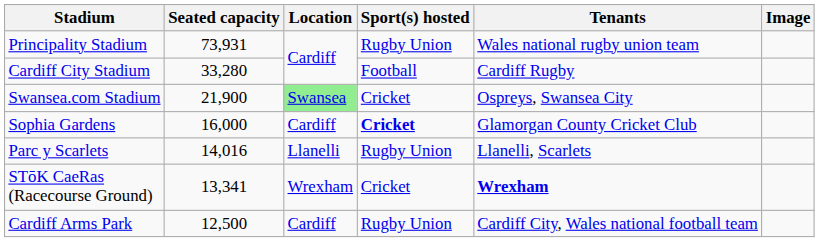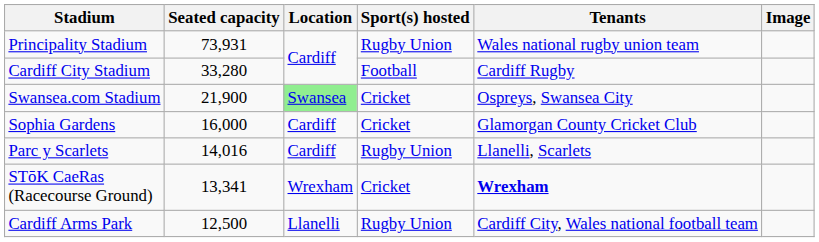(388, 124) bold -> (386, 124) normal
(314, 151) Llanelli -> (312, 151) Cardiff
(312, 223) Cardiff -> (314, 223) Llanelli
